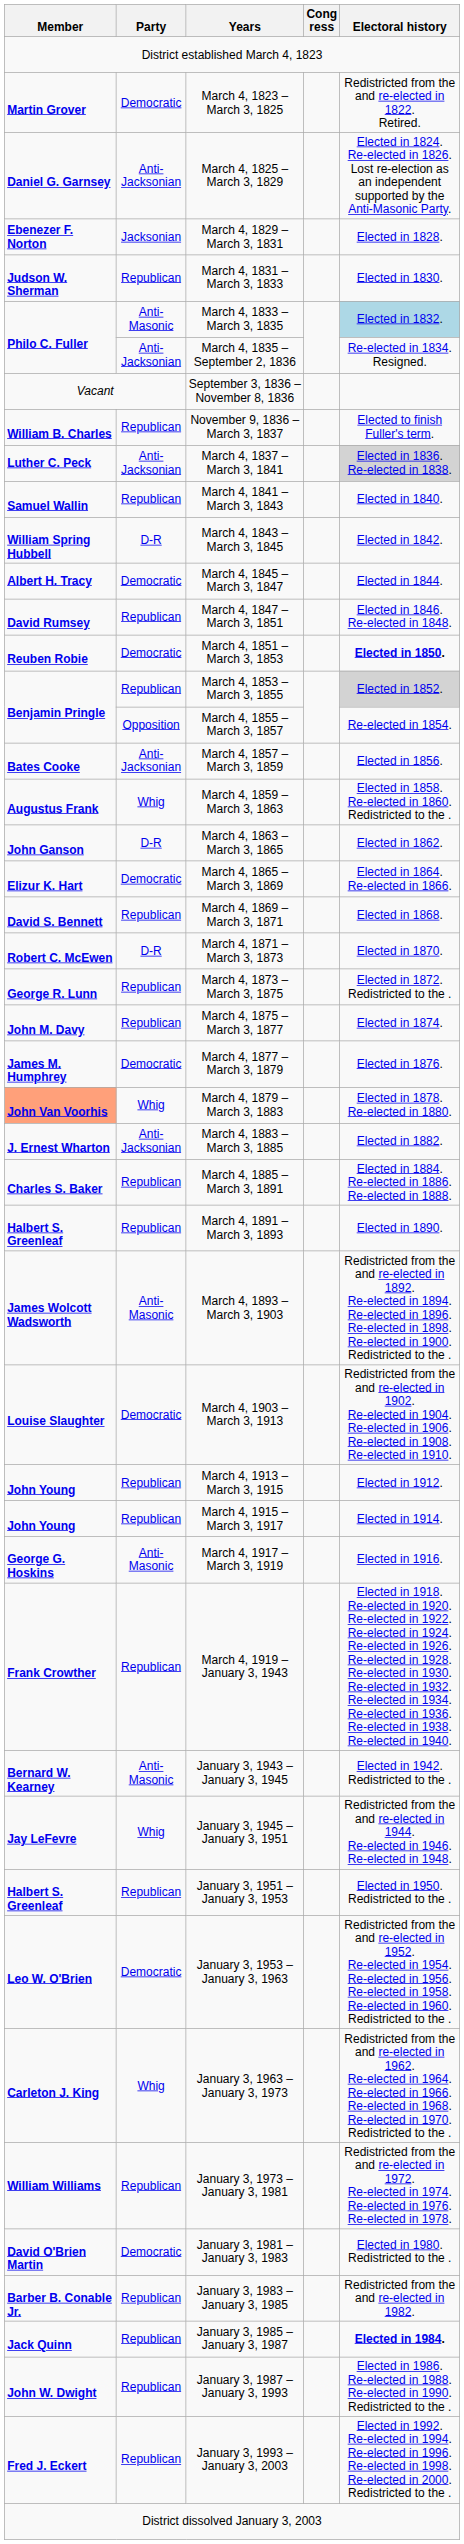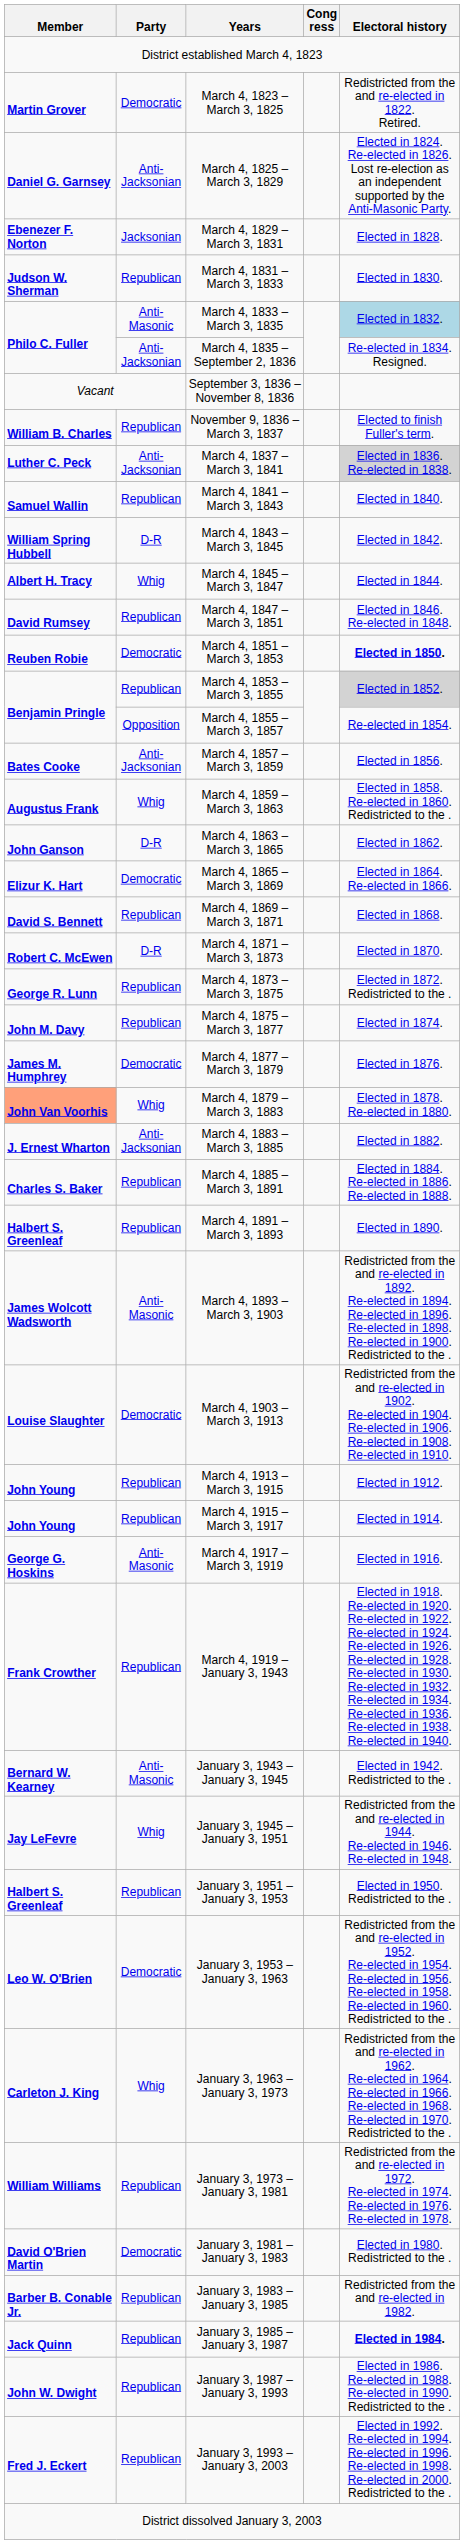(151, 581) Democratic -> (151, 581) Whig
